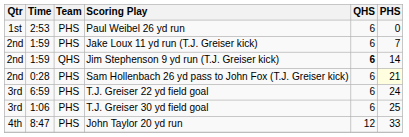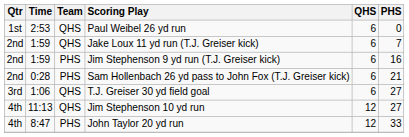(69, 28) PHS -> (70, 28) QHS
(69, 44) PHS -> (70, 44) QHS
(69, 60) QHS -> (70, 60) PHS
(372, 60) bold -> (373, 60) normal
(395, 60) 14 -> (396, 60) 16
(395, 76) lightyellow background -> (396, 76) no background
- row: (147, 92)
(69, 108) PHS -> (70, 92) QHS
(395, 108) 25 -> (396, 92) 27
+ row: (146, 108)
